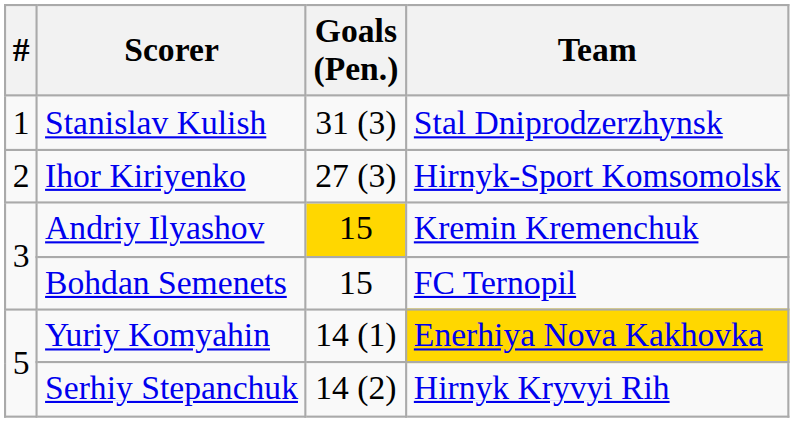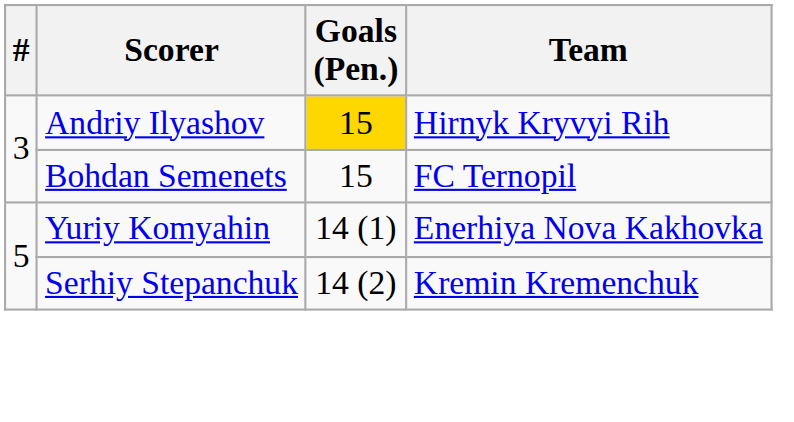- row: (156, 122)
- row: (145, 175)
(556, 228) Kremin Kremenchuk -> (542, 122) Hirnyk Kryvyi Rih
(588, 335) gold background -> (588, 228) no background
(542, 388) Hirnyk Kryvyi Rih -> (556, 282) Kremin Kremenchuk
